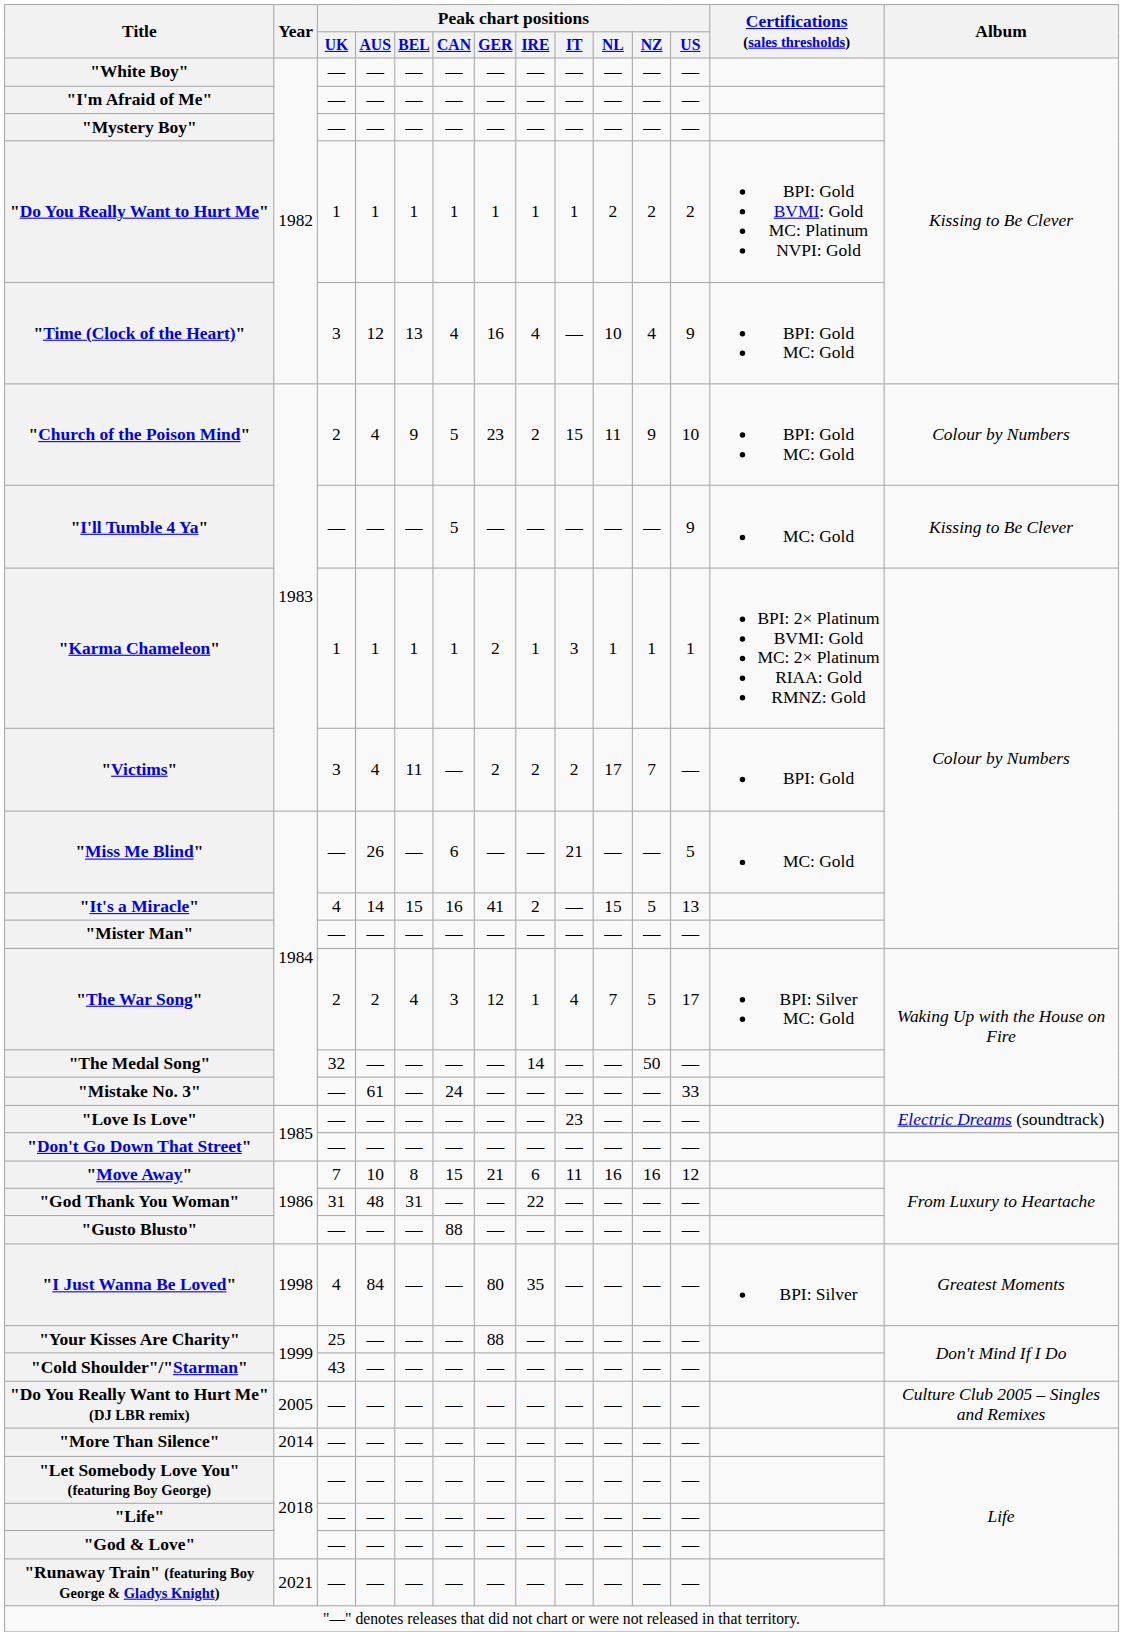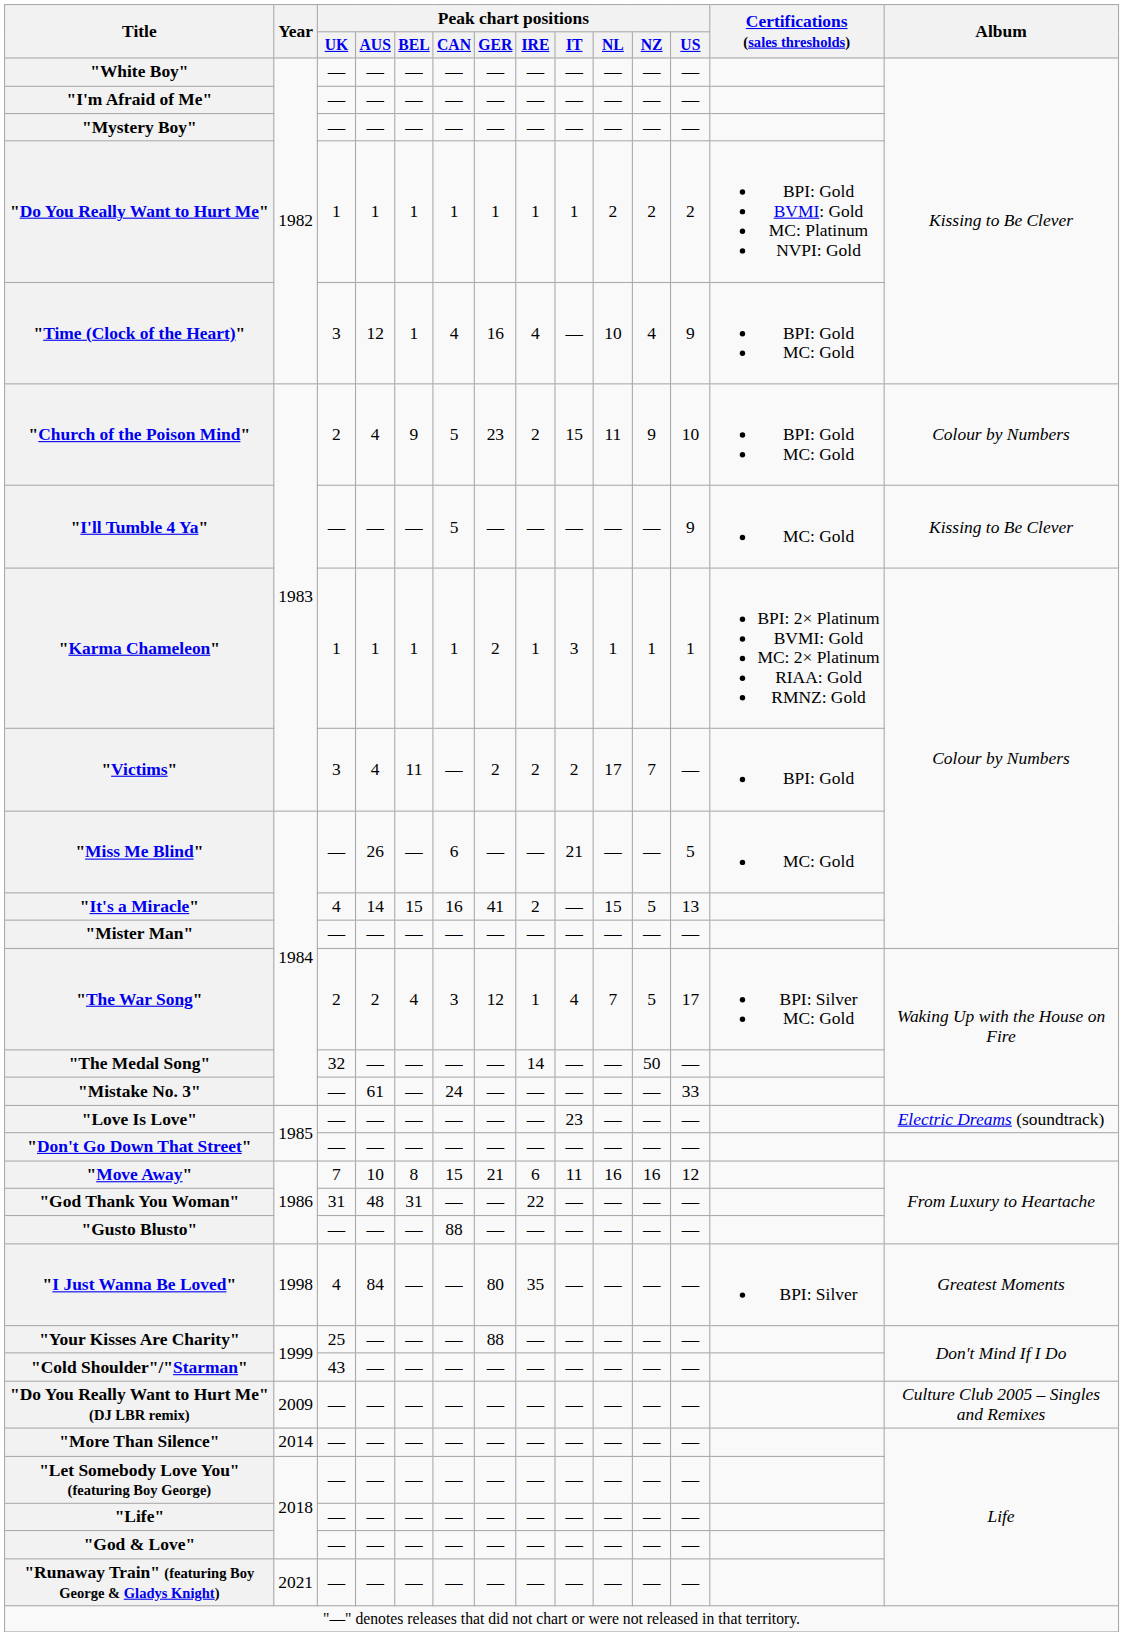(414, 332) 13 -> (414, 332) 1
(296, 1404) 2005 -> (296, 1404) 2009
